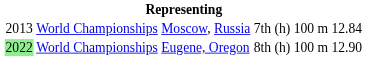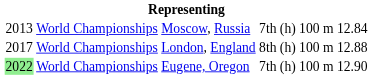+ row: (208, 47)
(272, 47) 8th (h) -> (277, 66) 7th (h)
